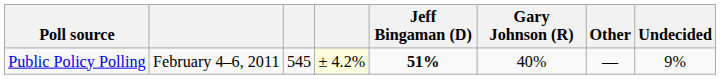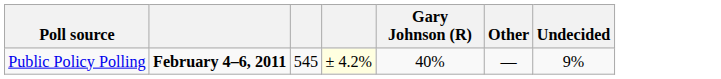- column: (423, 26)
(216, 61) normal -> (220, 61) bold
